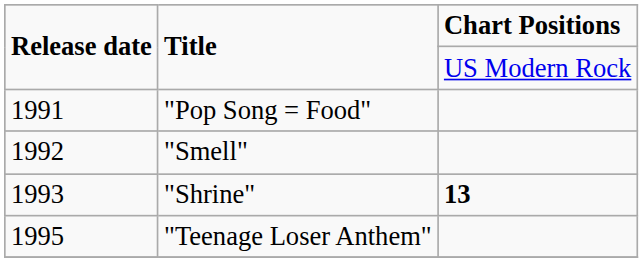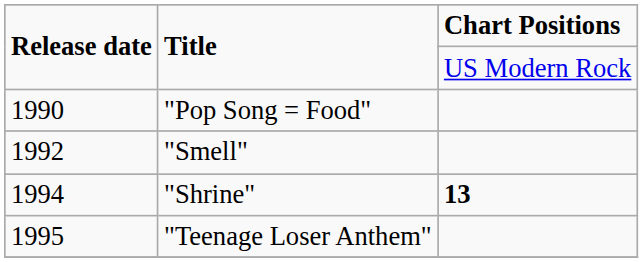(38, 109) 1991 -> (38, 109) 1990
(38, 194) 1993 -> (38, 194) 1994
